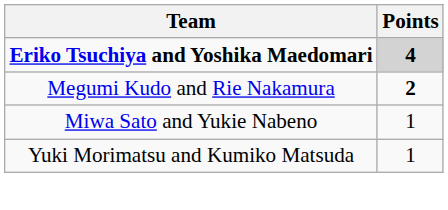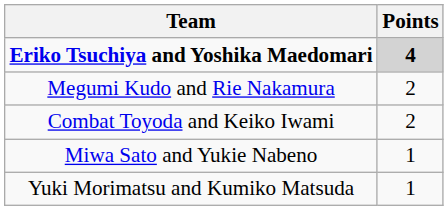(410, 88) bold -> (410, 88) normal
+ row: (191, 121)
